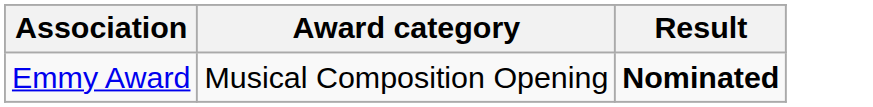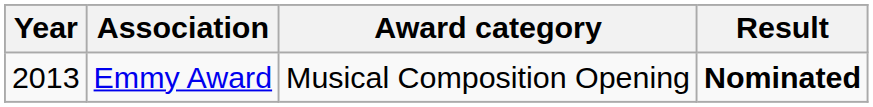+ column: (46, 28)
